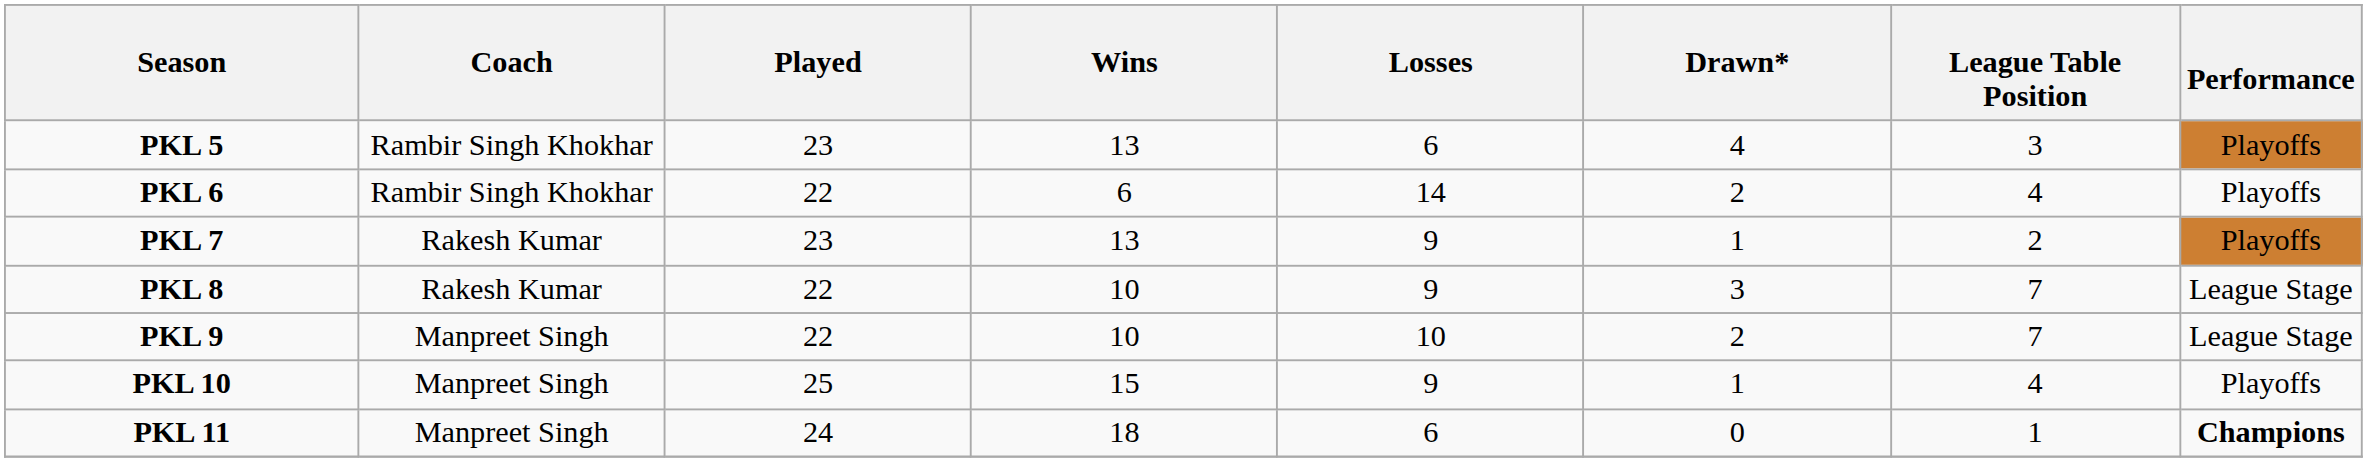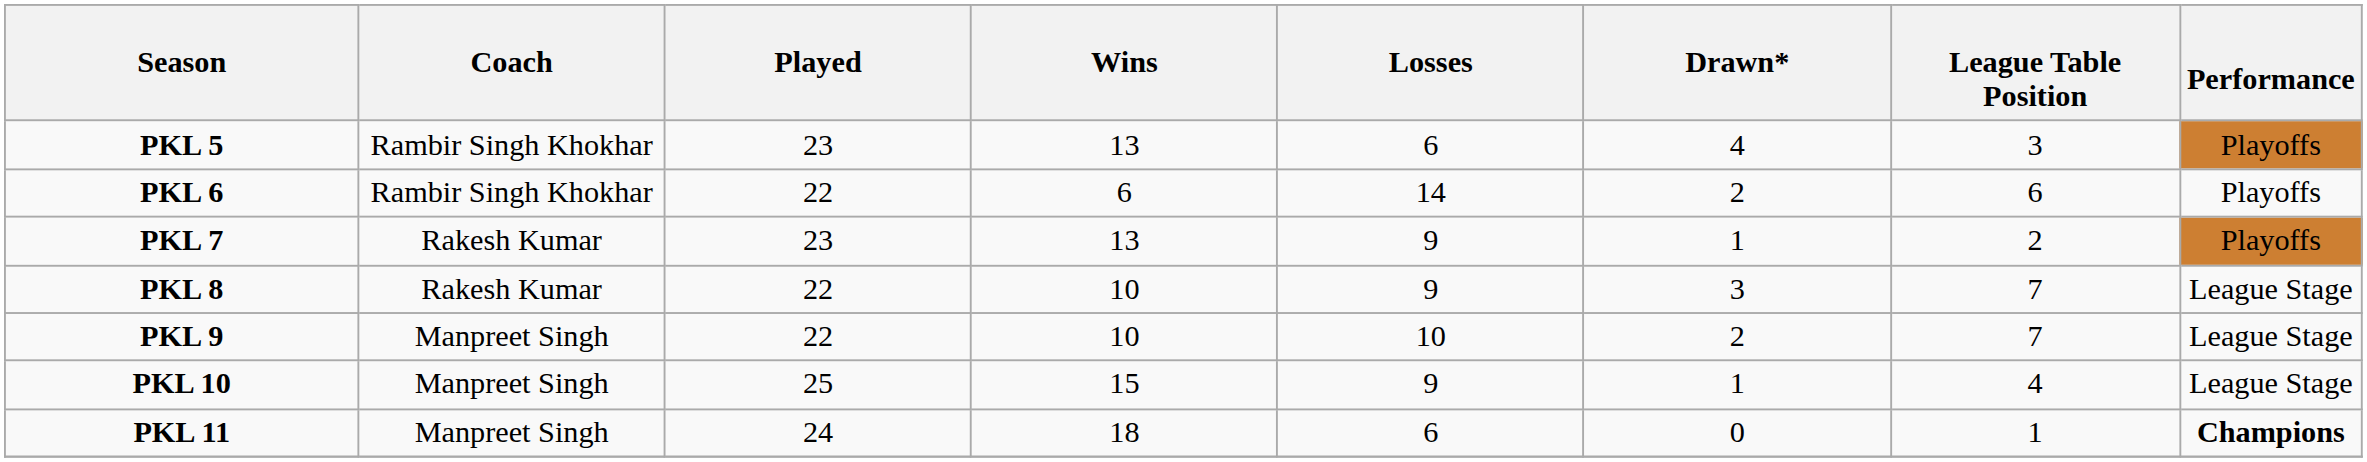(2035, 192) 4 -> (2035, 192) 6
(2271, 384) Playoffs -> (2271, 384) League Stage
